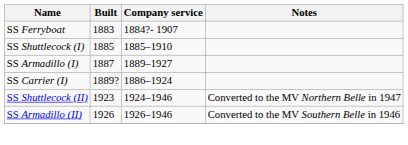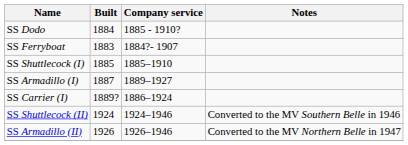+ row: (26, 30)
(103, 98) 1923 -> (103, 115) 1924
(304, 98) Converted to the MV Northern Belle in 1947 -> (304, 115) Converted to the MV Southern Belle in 1946
(304, 115) Converted to the MV Southern Belle in 1946 -> (304, 132) Converted to the MV Northern Belle in 1947
